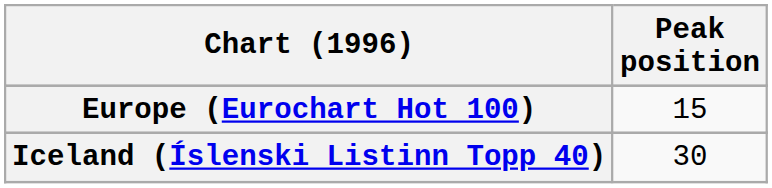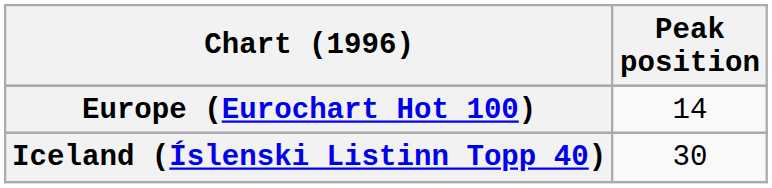(690, 110) 15 -> (690, 110) 14
